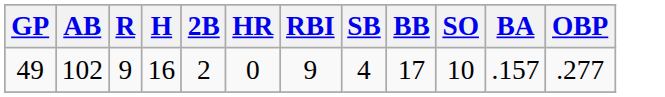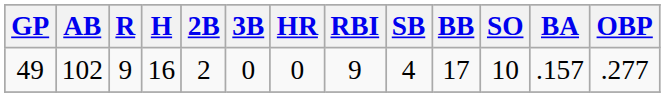+ column: (248, 26)
